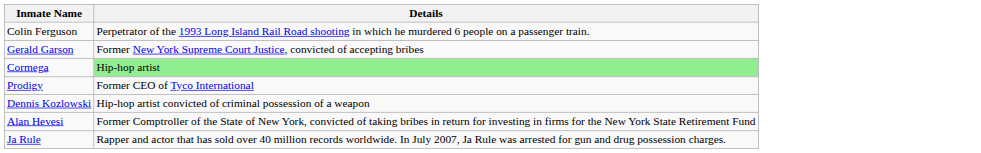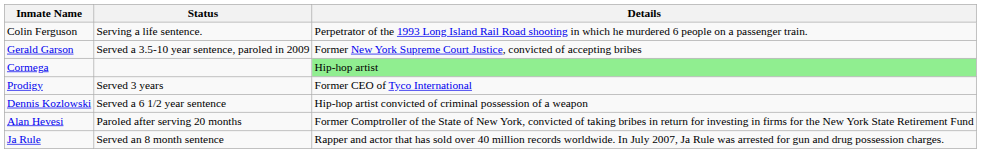+ column: (203, 13)
